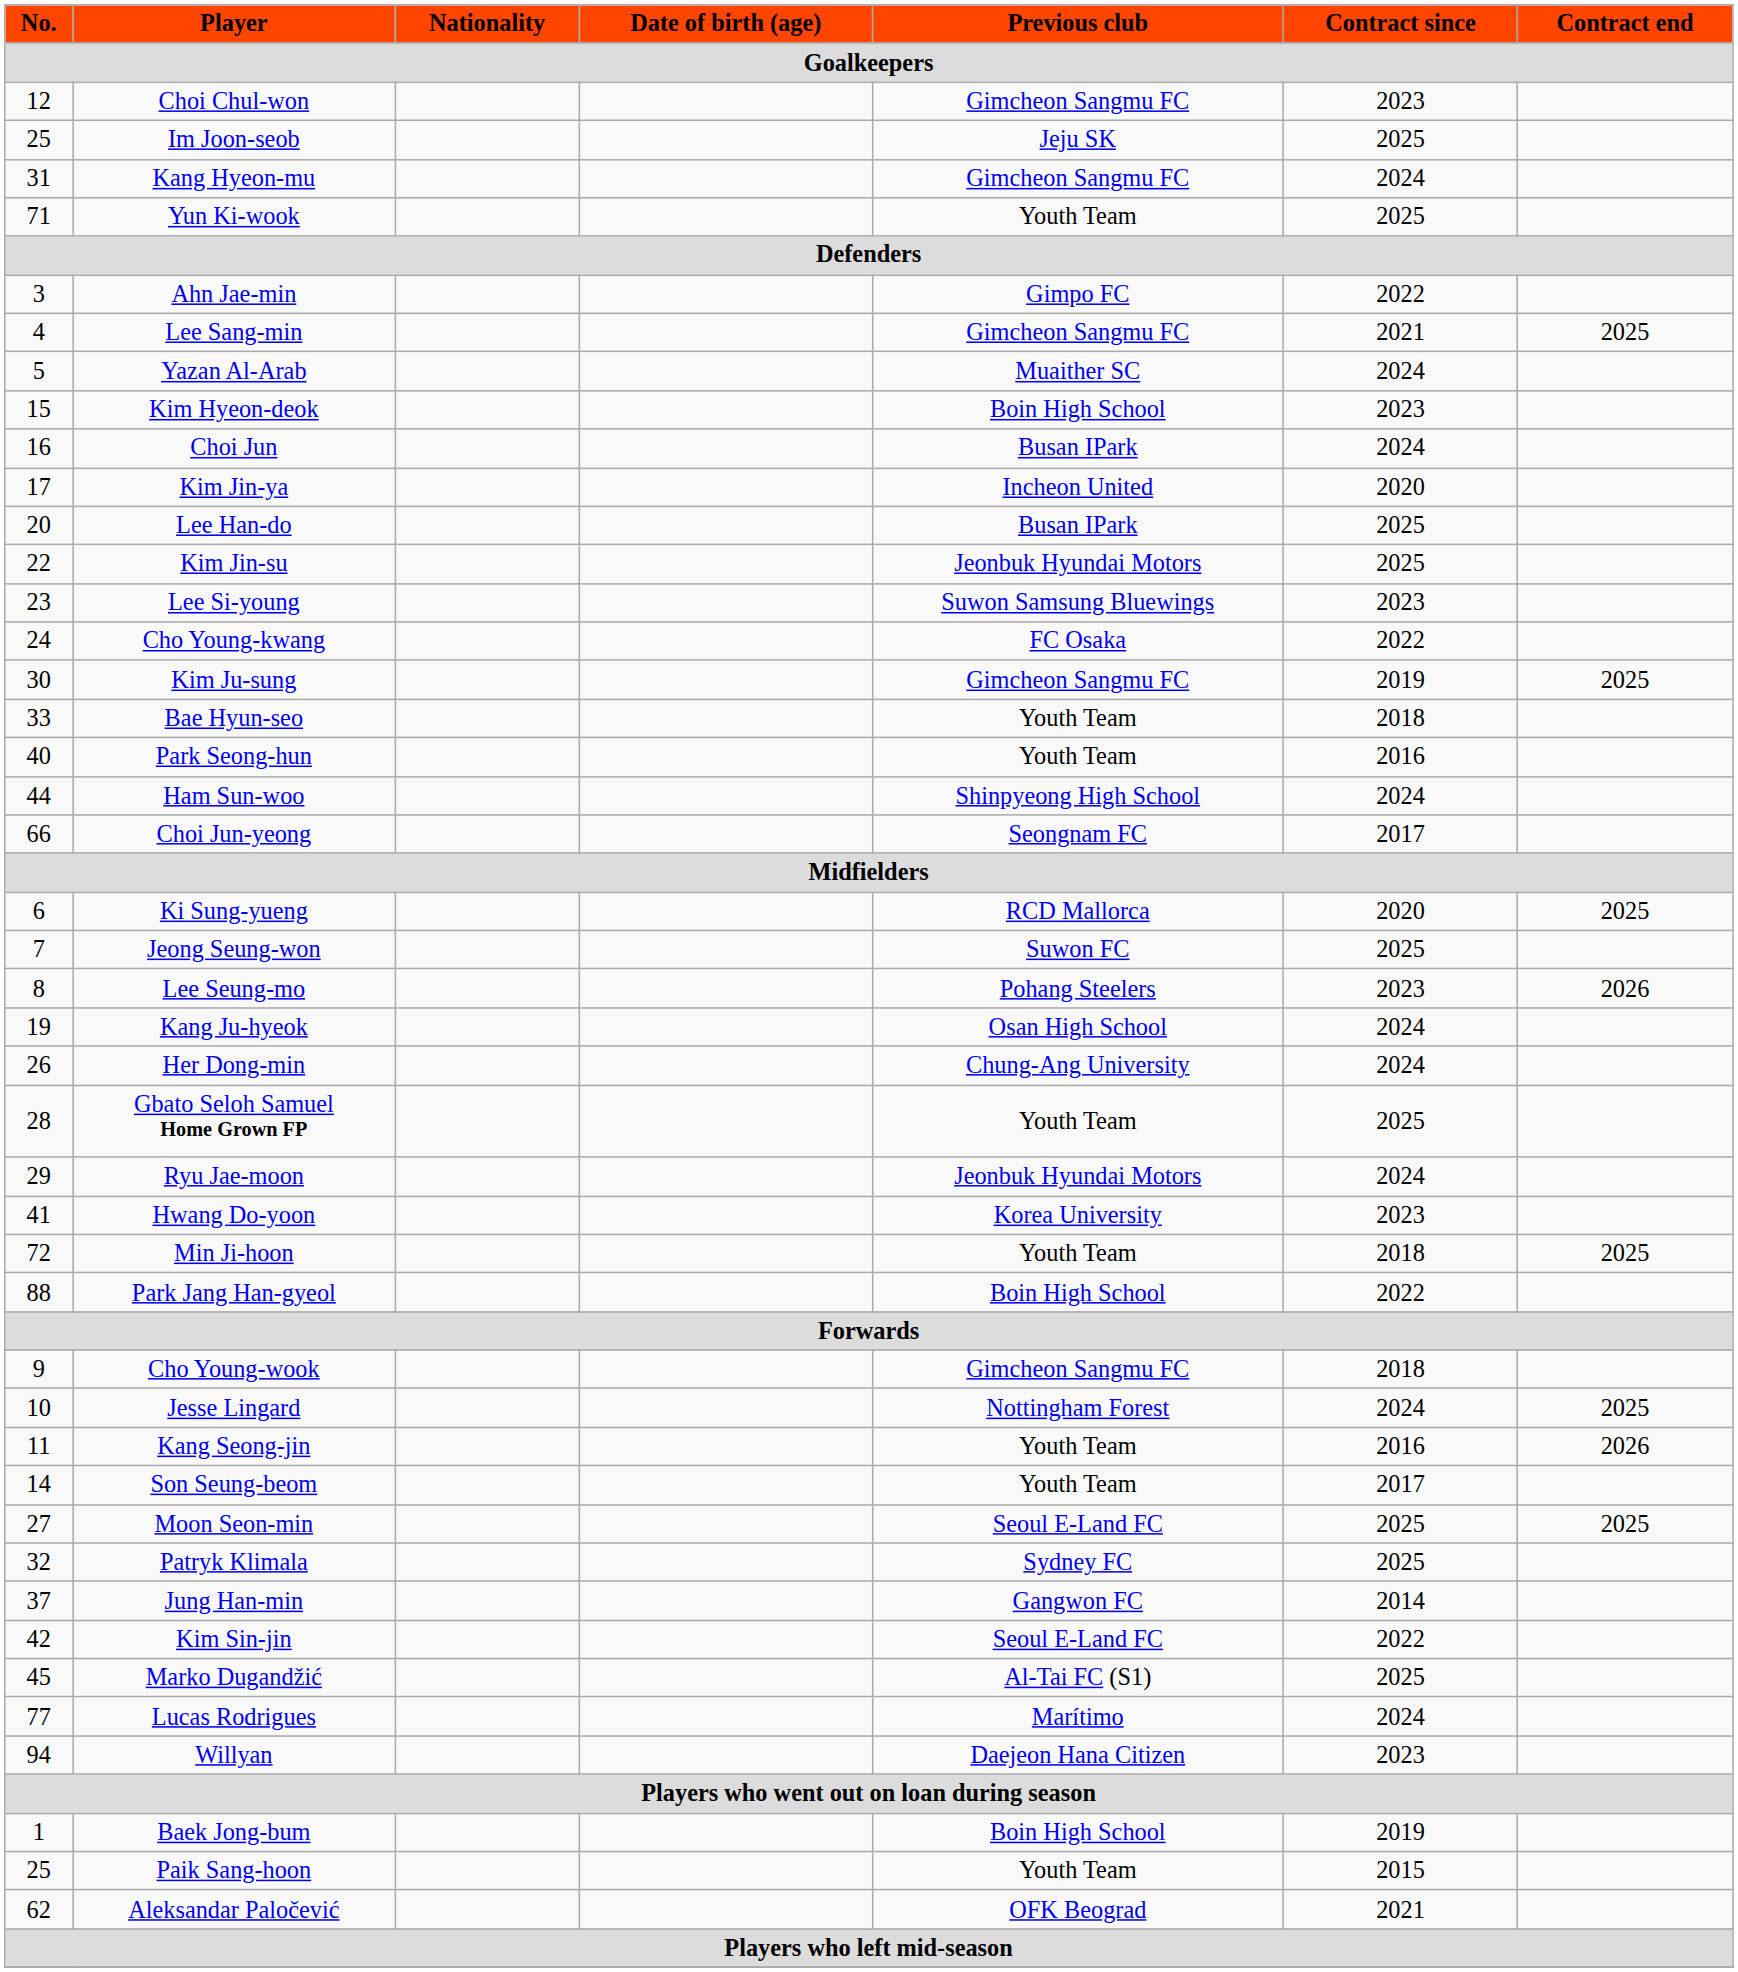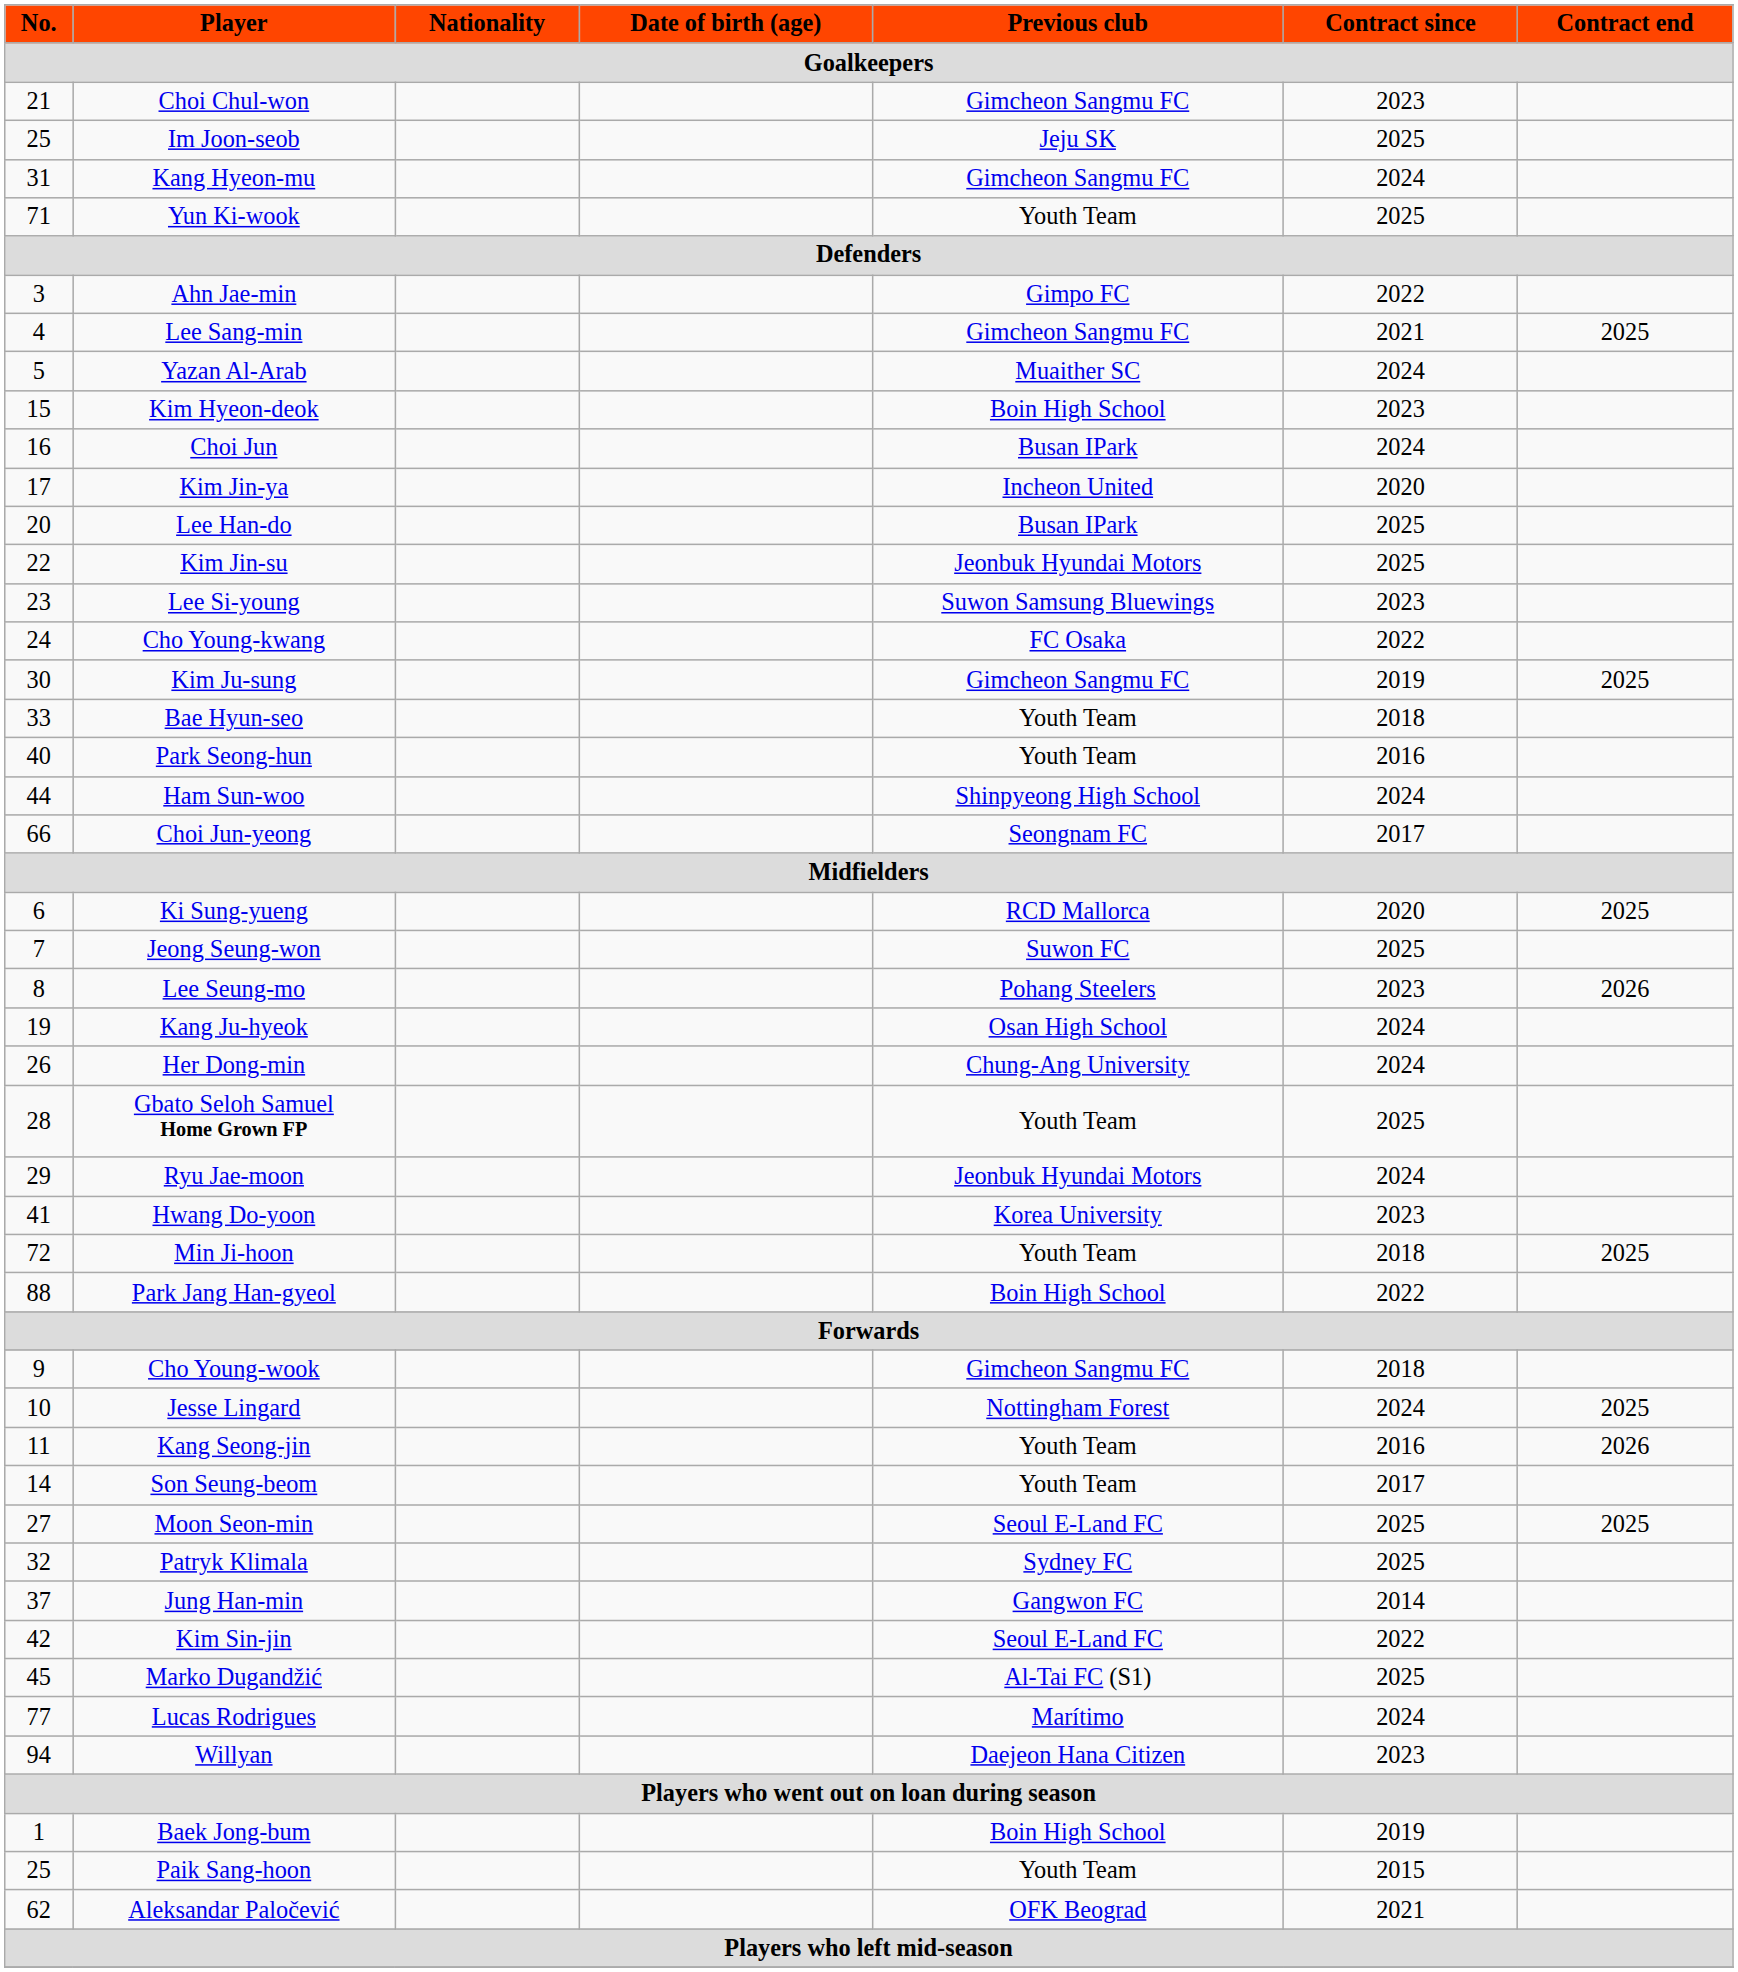(39, 100) 12 -> (39, 100) 21
